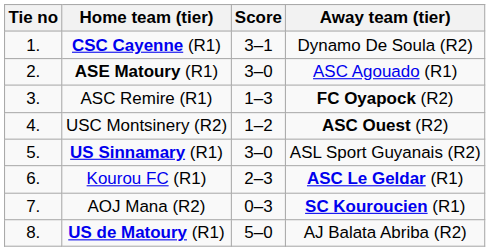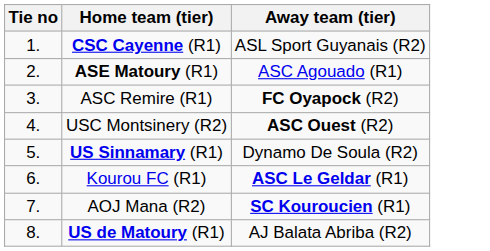- column: (258, 17)
(385, 44) Dynamo De Soula (R2) -> (330, 44) ASL Sport Guyanais (R2)
(385, 152) ASL Sport Guyanais (R2) -> (330, 152) Dynamo De Soula (R2)
